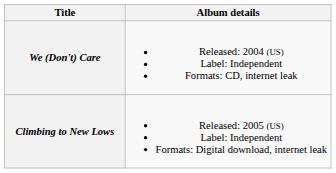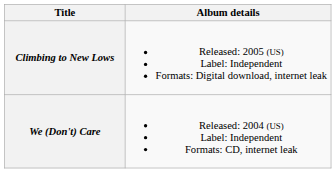rows swapped: (65, 58) <-> (65, 131)
